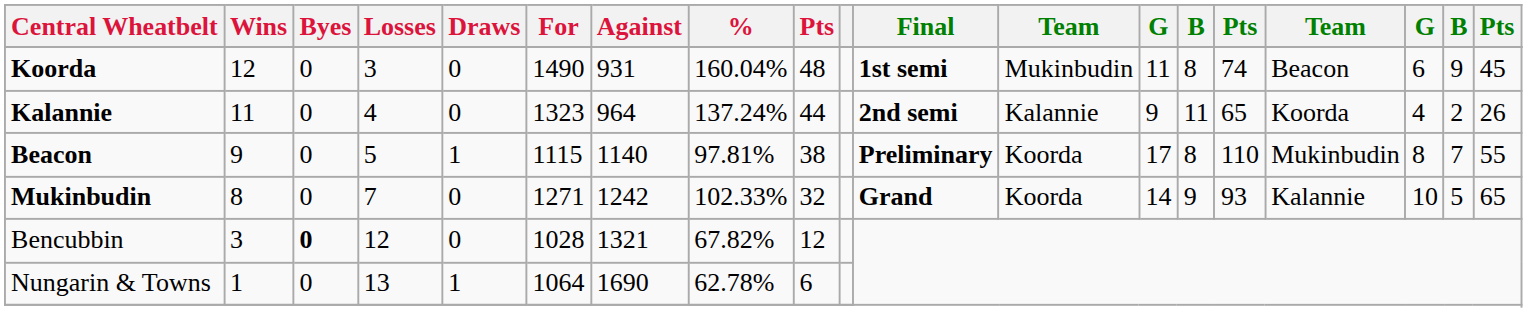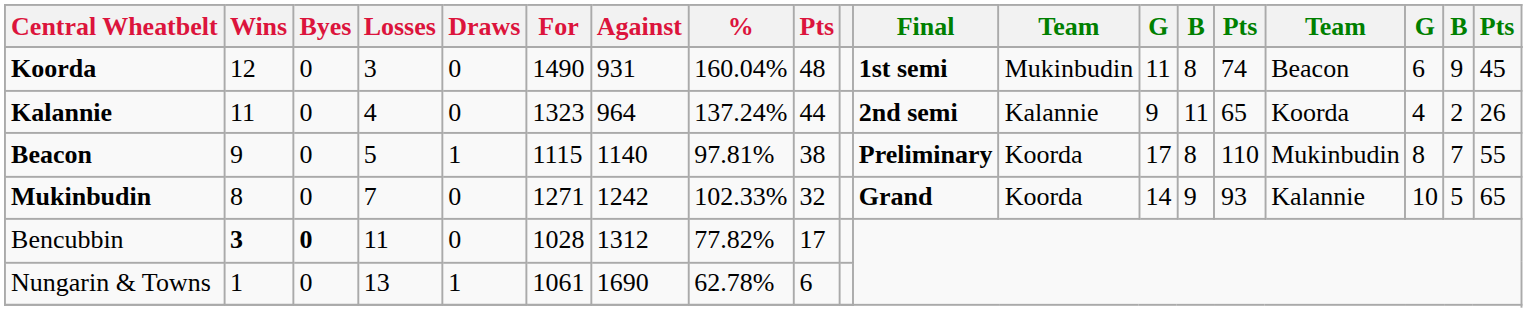(236, 239) normal -> (236, 239) bold
(377, 239) 12 -> (376, 239) 11
(623, 239) 1321 -> (623, 239) 1312
(734, 239) 67.82% -> (734, 239) 77.82%
(813, 239) 12 -> (813, 239) 17
(559, 282) 1064 -> (559, 282) 1061
